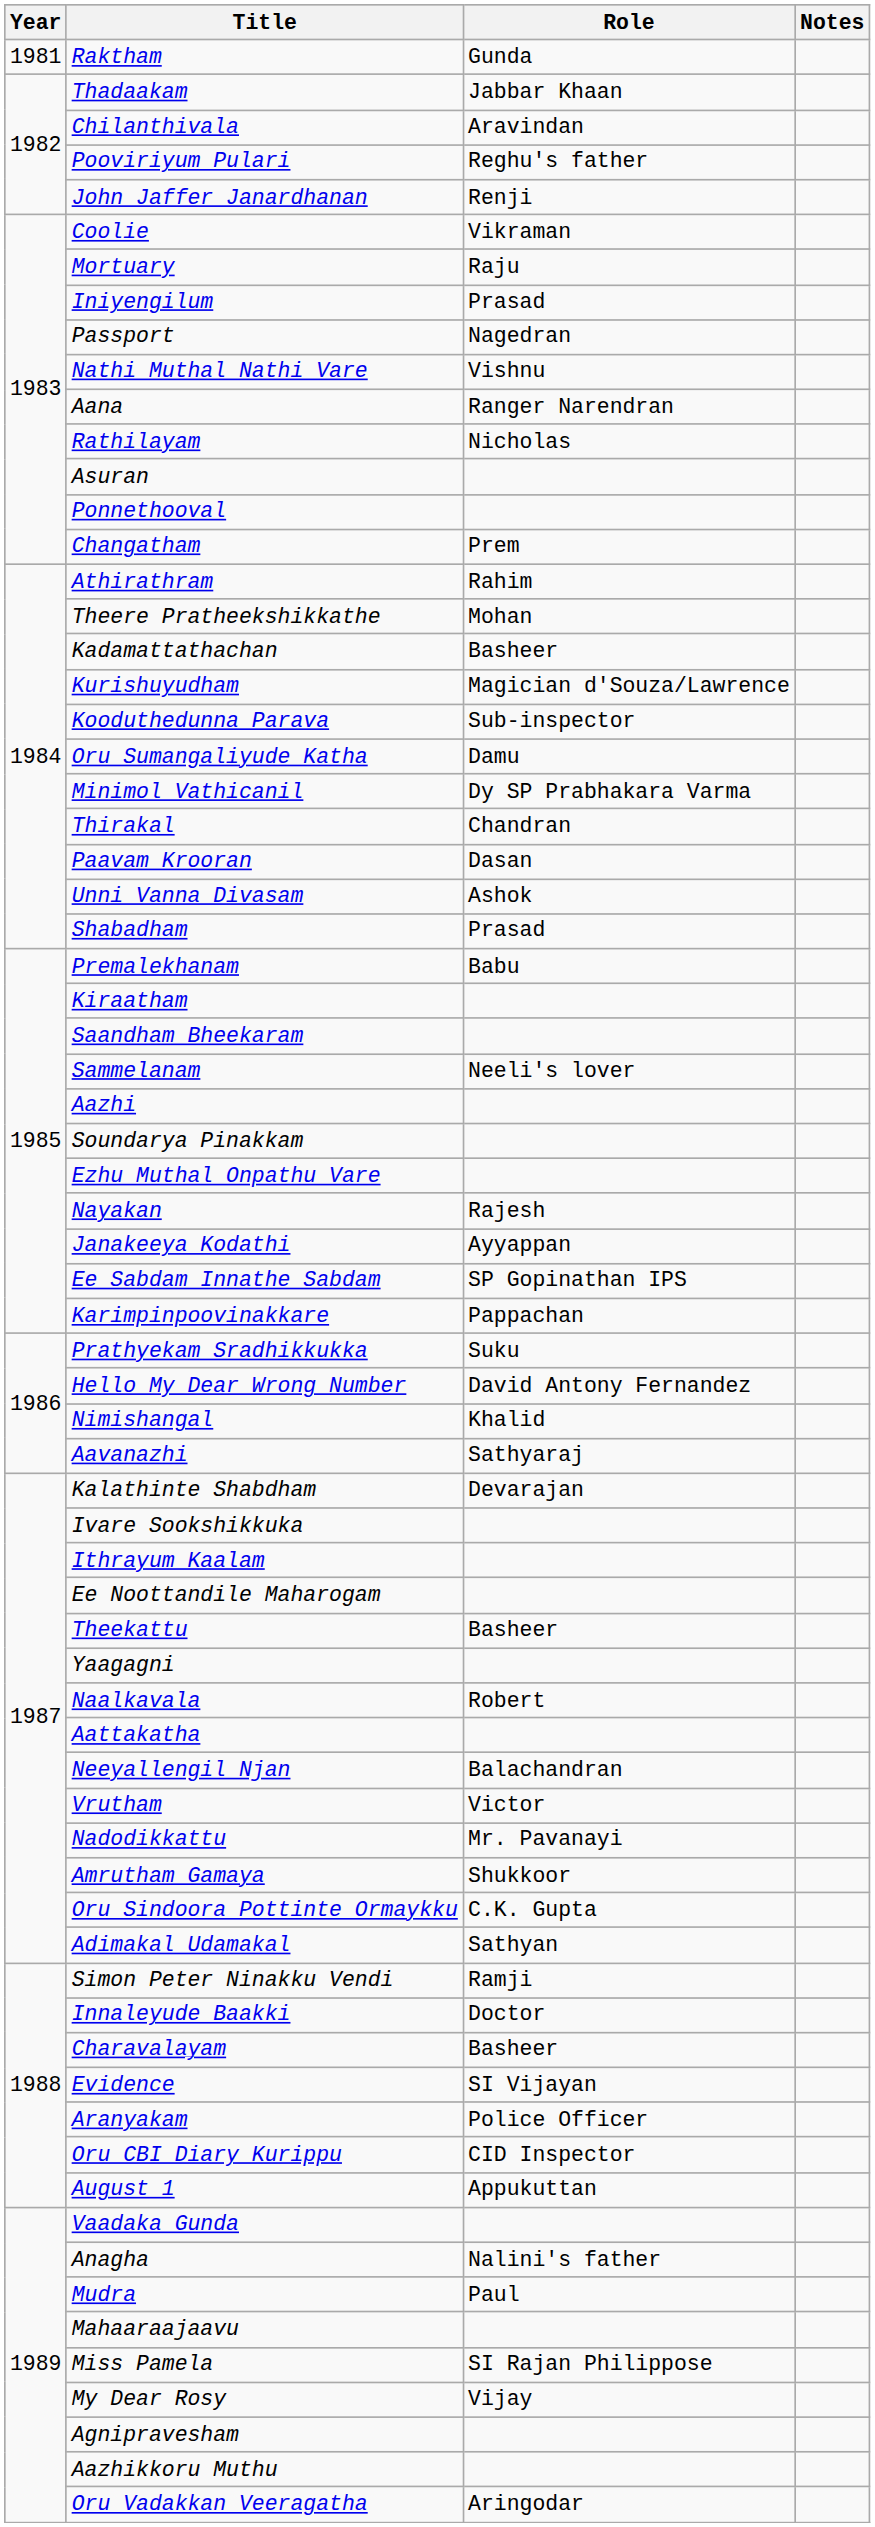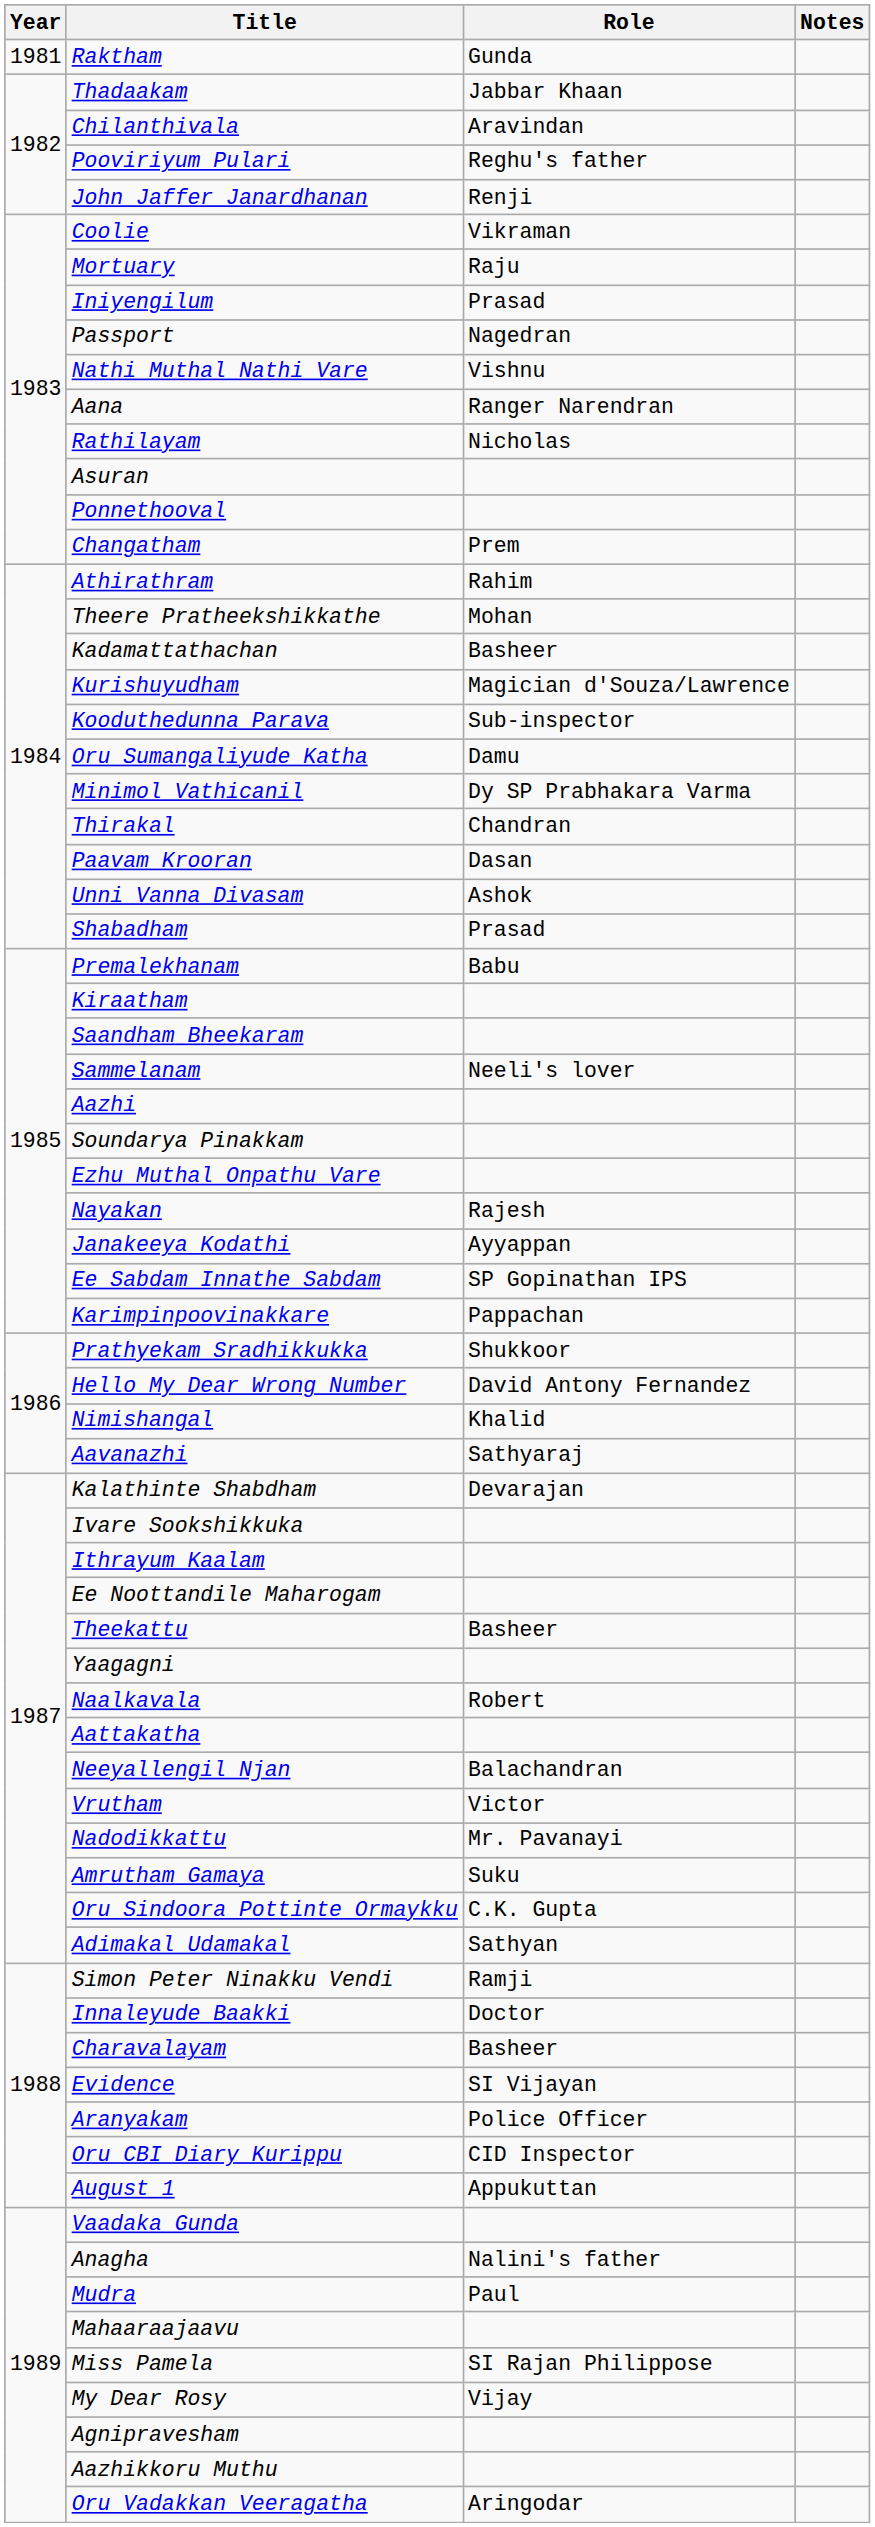(494, 1351) Suku -> (520, 1351) Shukkoor
(520, 1875) Shukkoor -> (494, 1875) Suku
